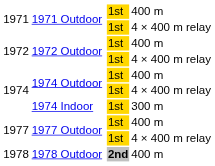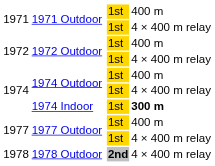(147, 106) normal -> (148, 106) bold
(147, 154) 400 m -> (171, 154) 4 × 400 m relay
